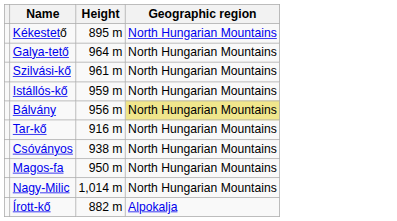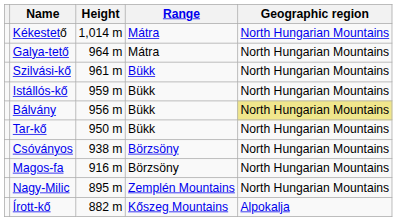+ column: (181, 14)
(106, 33) 895 m -> (101, 33) 1,014 m
(106, 129) 916 m -> (106, 129) 950 m
(106, 168) 950 m -> (106, 168) 916 m
(101, 187) 1,014 m -> (106, 187) 895 m
